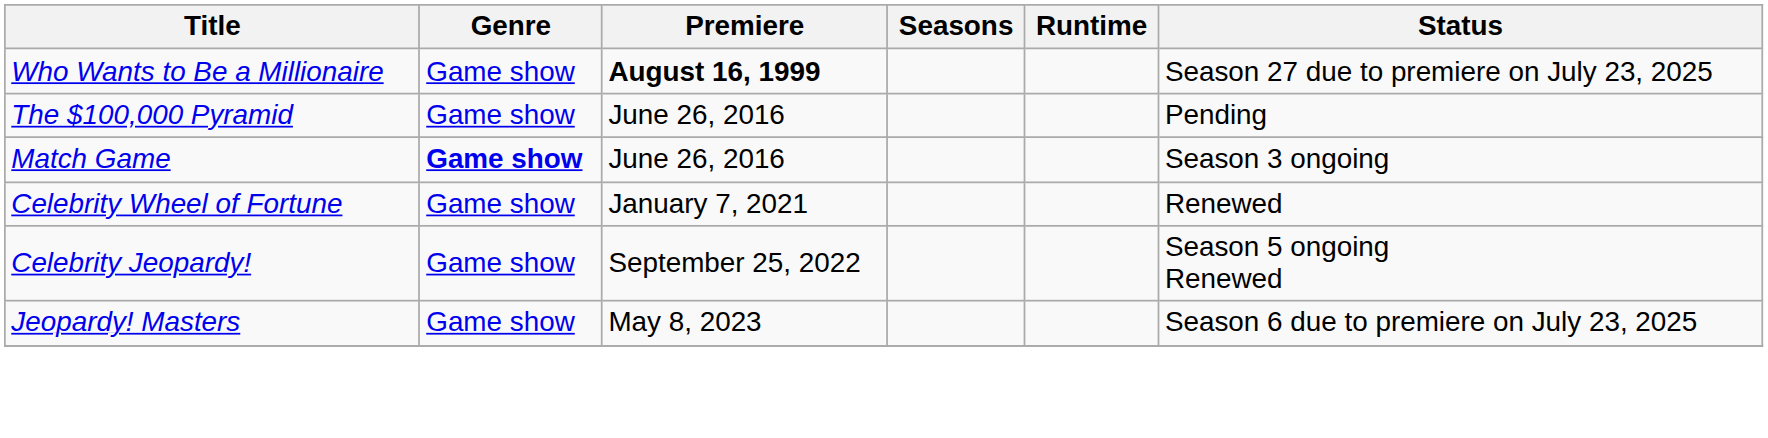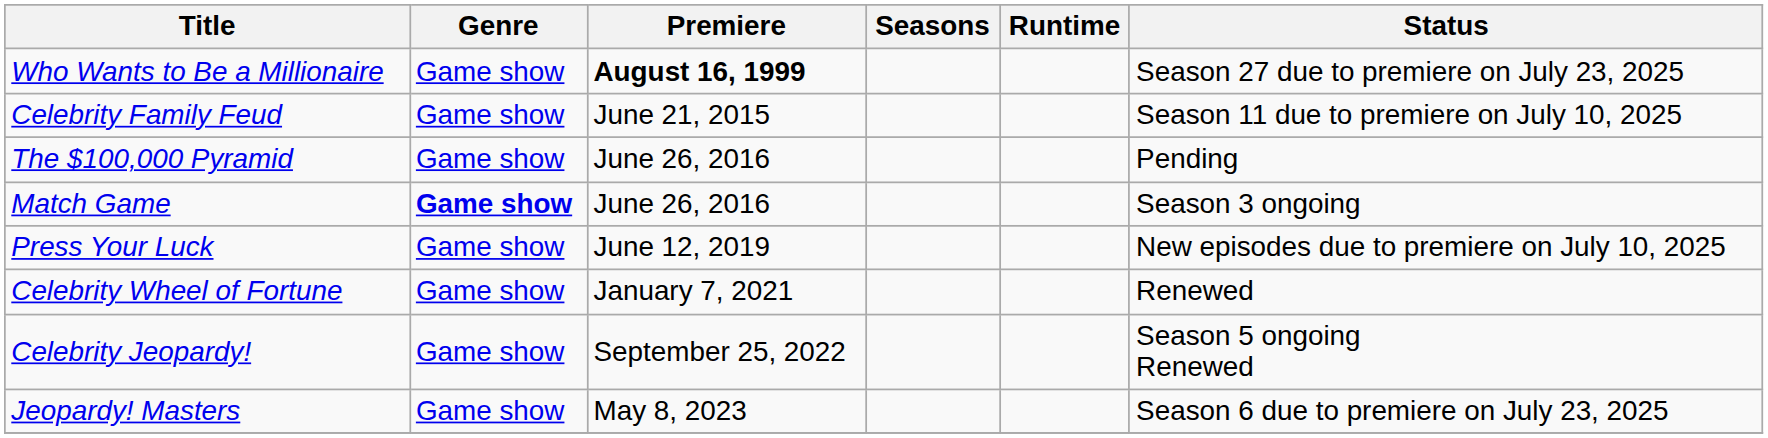+ row: (147, 114)
+ row: (112, 247)
